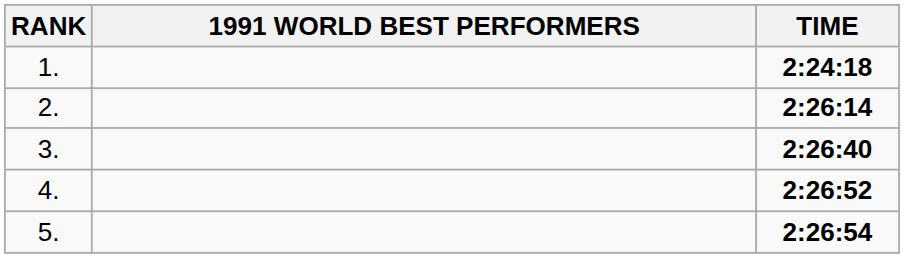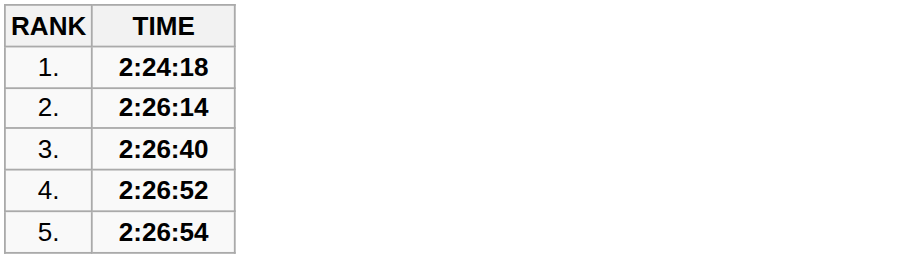- column: (424, 26)
